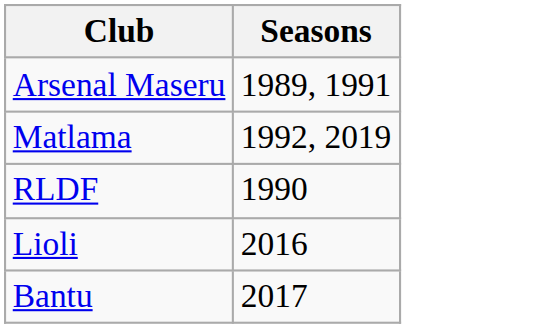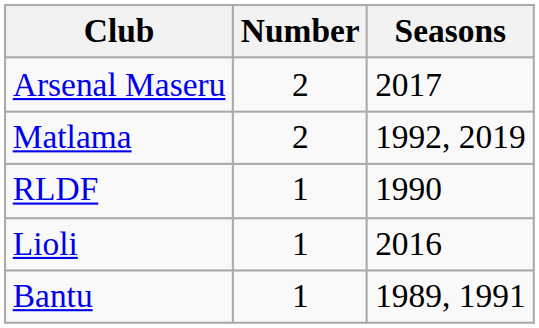+ column: (300, 31)
(316, 84) 1989, 1991 -> (409, 84) 2017
(274, 296) 2017 -> (450, 296) 1989, 1991
